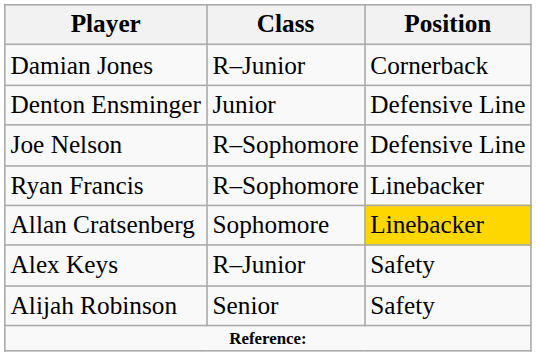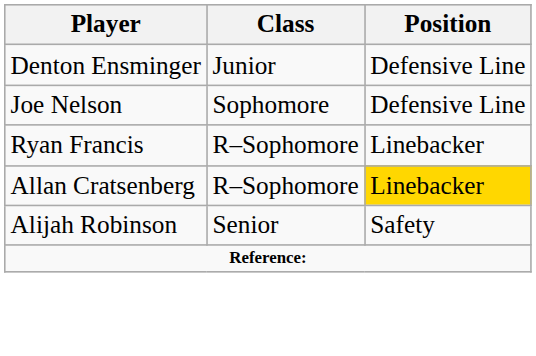- row: (82, 64)
(286, 144) R–Sophomore -> (271, 104) Sophomore
(271, 225) Sophomore -> (286, 184) R–Sophomore
- row: (64, 265)
